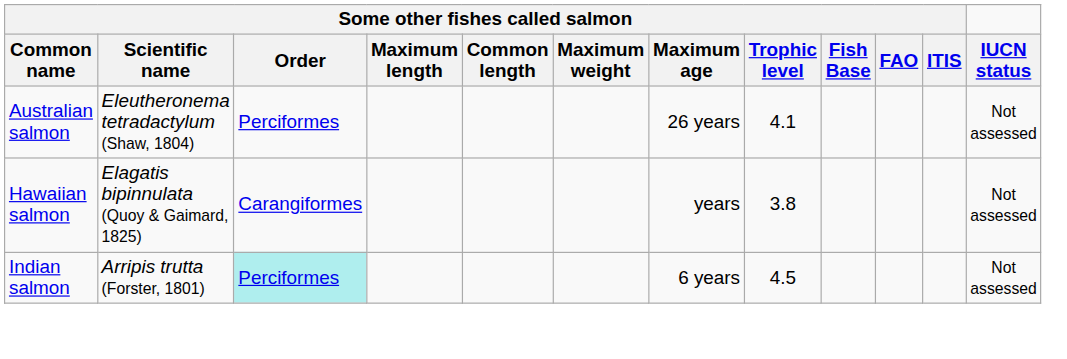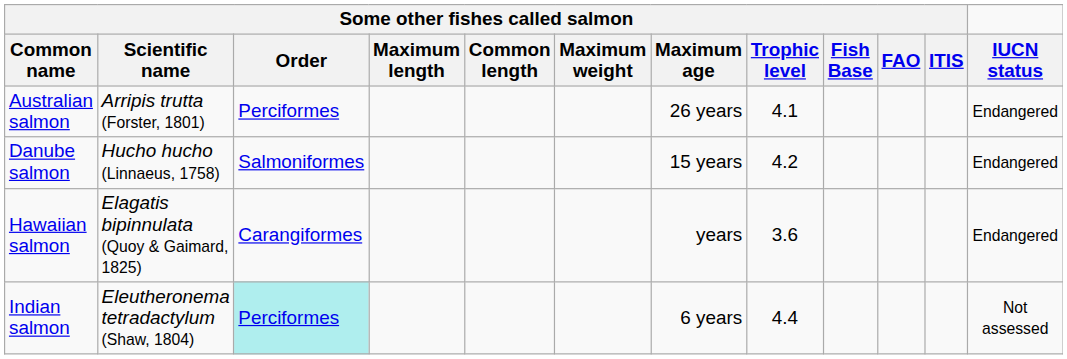(166, 121) Eleutheronema tetradactylum (Shaw, 1804) -> (153, 111) Arripis trutta (Forster, 1801)
(1004, 123) Not assessed -> (1015, 112) Endangered
+ row: (42, 162)
(783, 204) 3.8 -> (785, 234) 3.6
(1004, 206) Not assessed -> (1015, 236) Endangered
(153, 277) Arripis trutta (Forster, 1801) -> (166, 317) Eleutheronema tetradactylum (Shaw, 1804)
(783, 277) 4.5 -> (785, 317) 4.4
